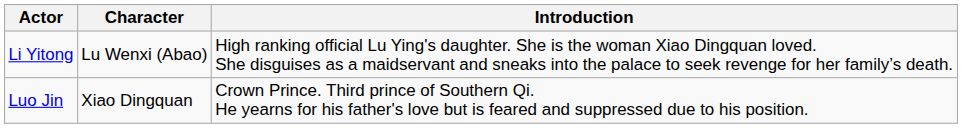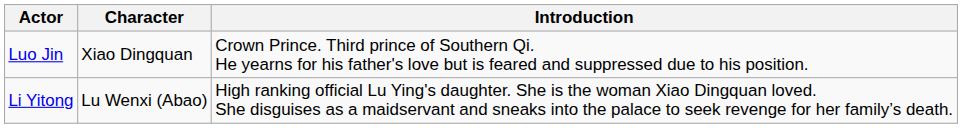rows swapped: (36, 100) <-> (41, 54)
